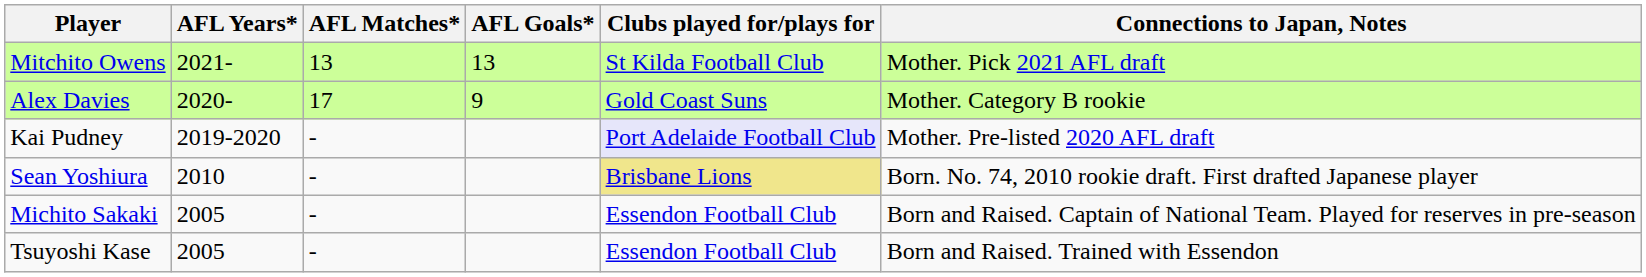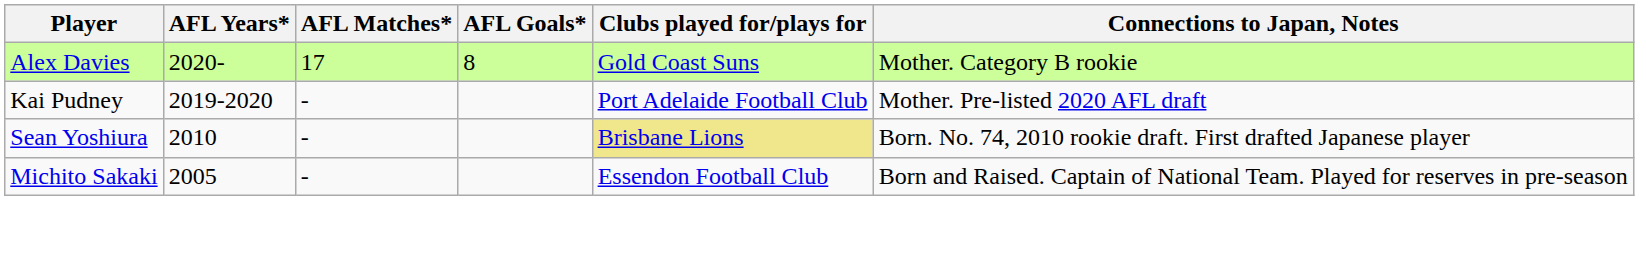- row: (88, 61)
(477, 99) 9 -> (469, 61) 8
(741, 137) lavender background -> (733, 99) no background
- row: (80, 251)
